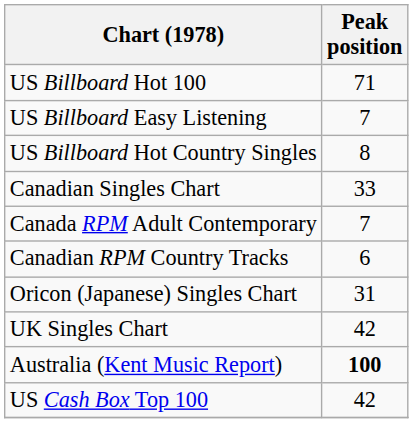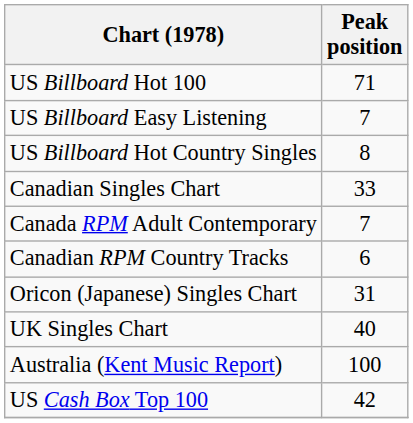(365, 329) 42 -> (365, 329) 40
(365, 364) bold -> (365, 364) normal
